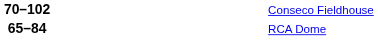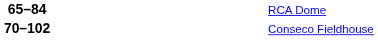rows swapped: (27, 9) <-> (27, 29)
